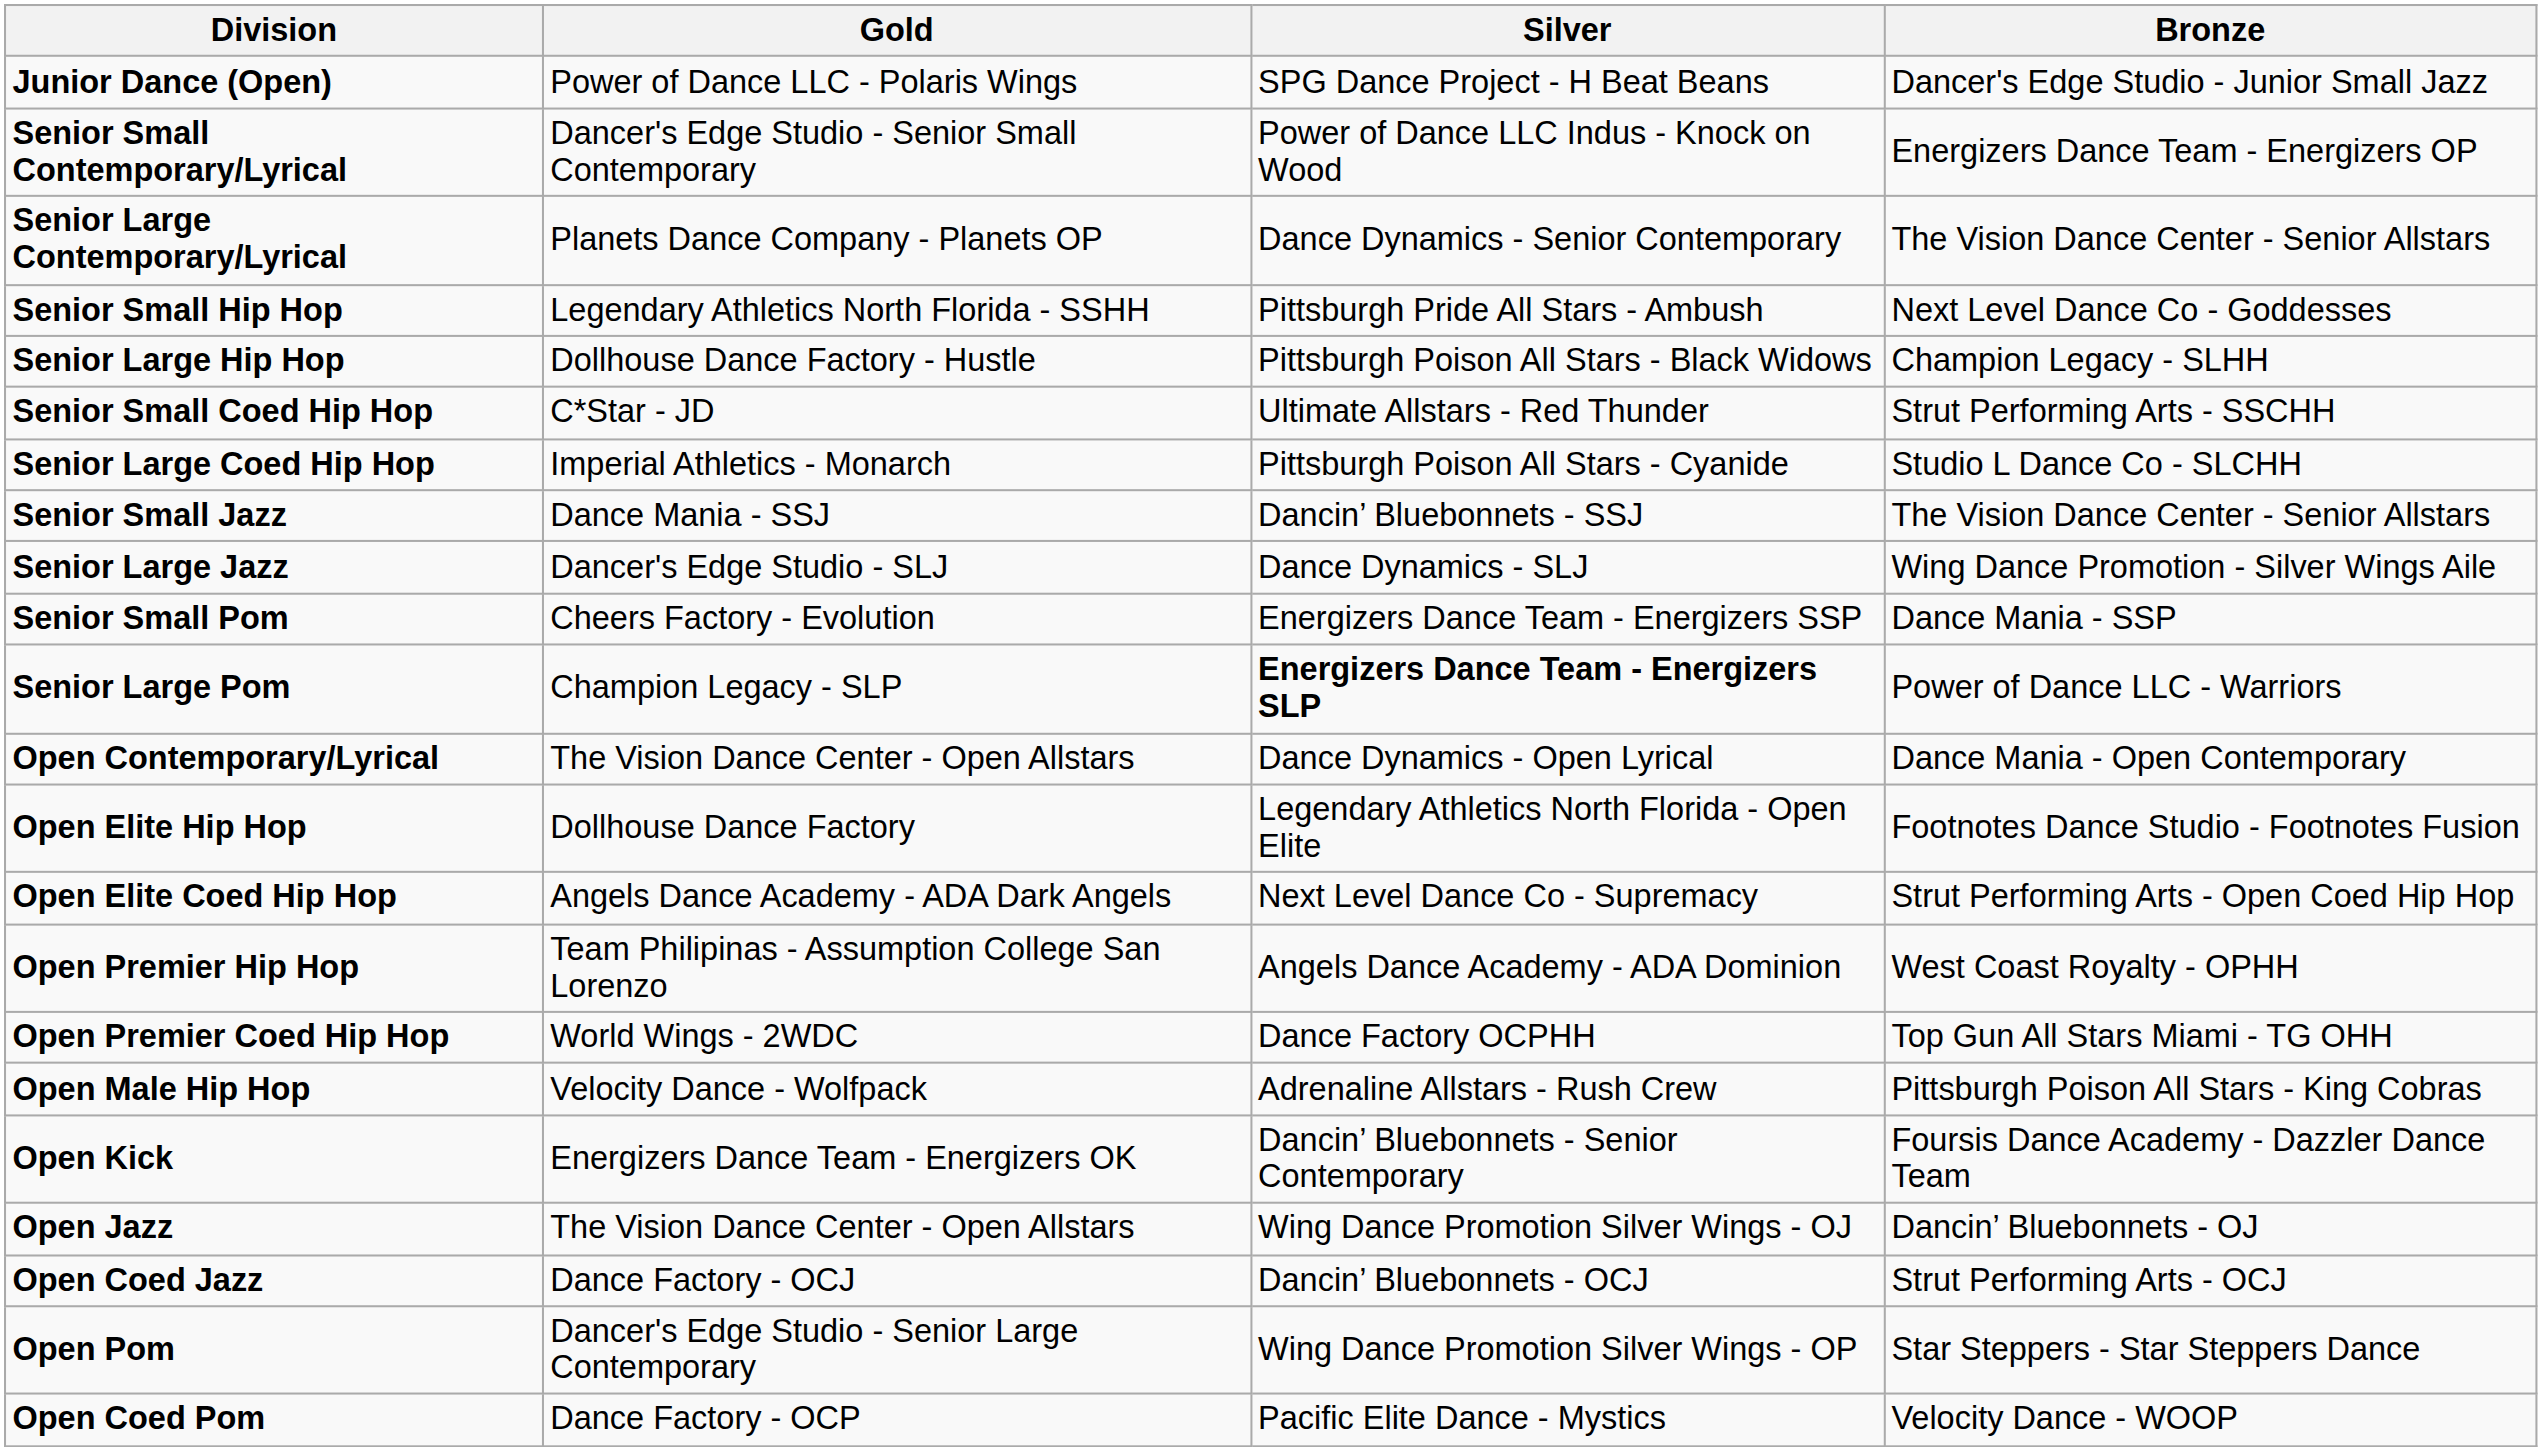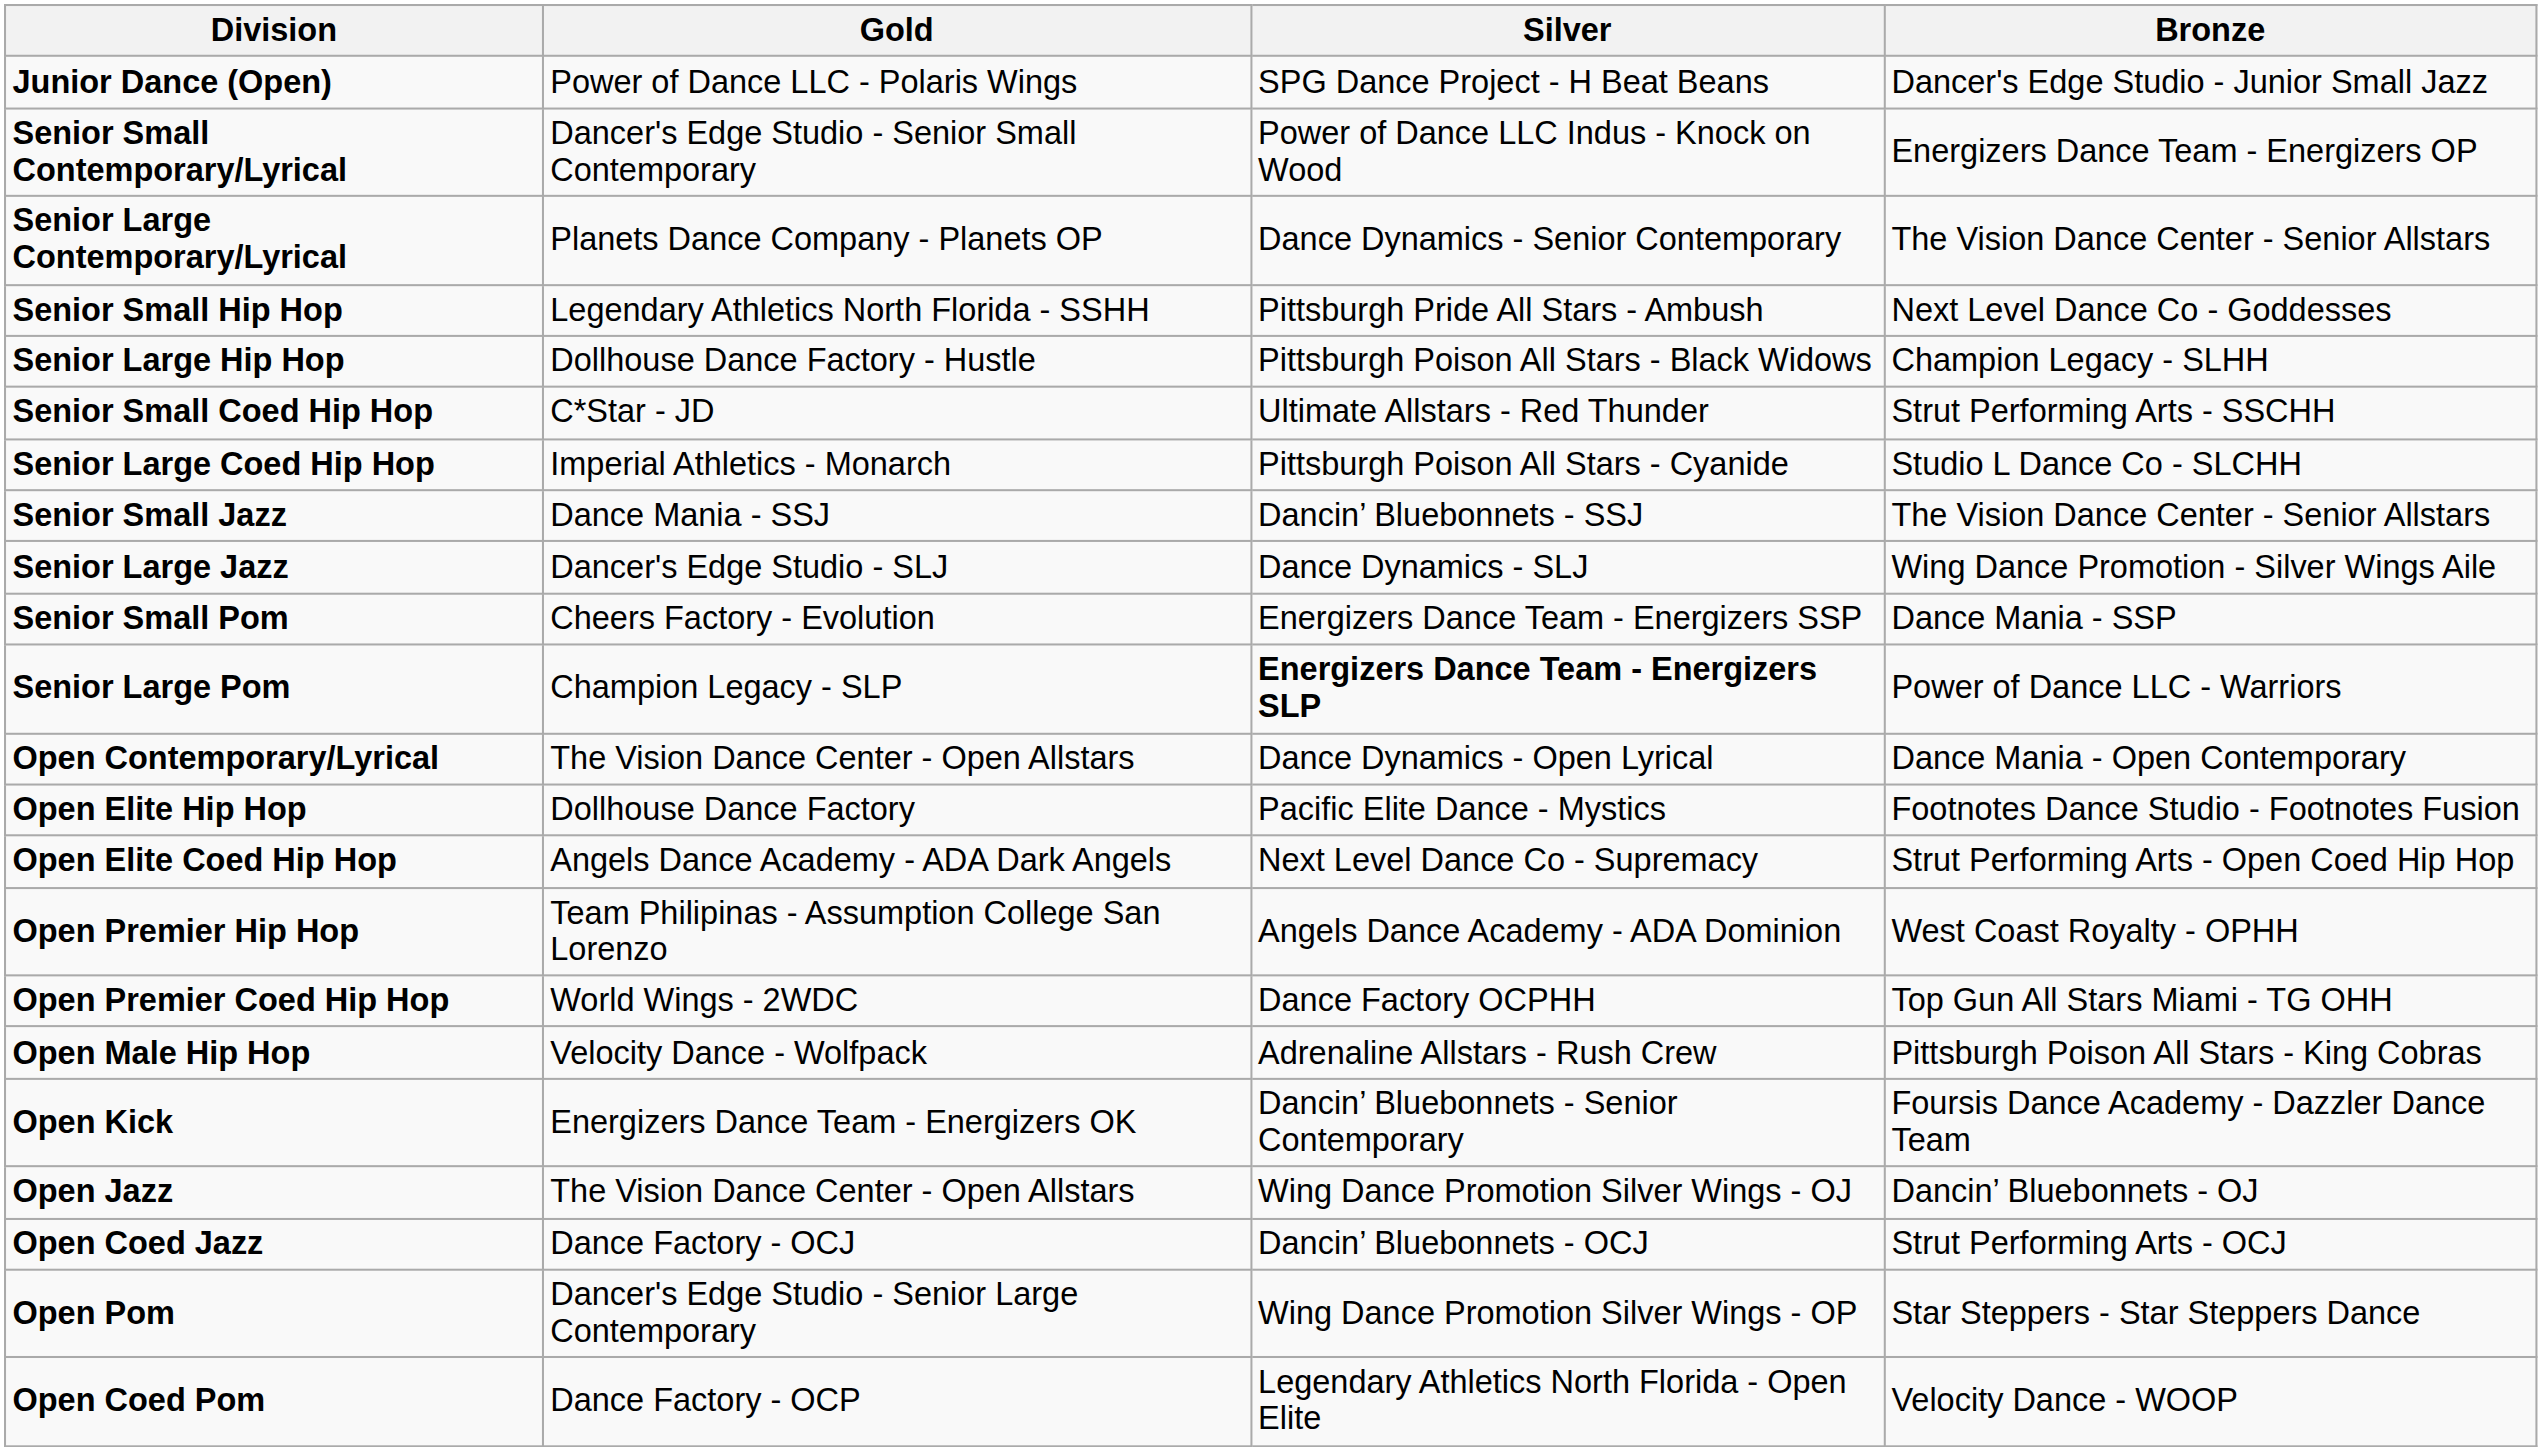(1552, 827) Legendary Athletics North Florida - Open Elite -> (1462, 809) Pacific Elite Dance - Mystics
(1462, 1419) Pacific Elite Dance - Mystics -> (1552, 1401) Legendary Athletics North Florida - Open Elite
